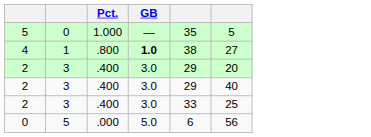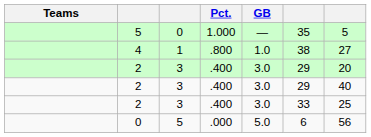+ column: (61, 13)
(149, 50) bold -> (262, 50) normal
